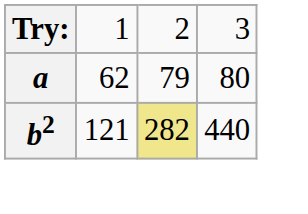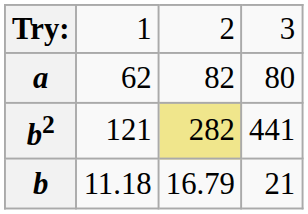(175, 77) 79 -> (220, 77) 82
(227, 130) 440 -> (272, 130) 441
+ row: (41, 183)
